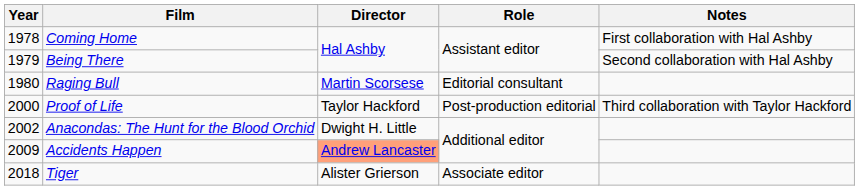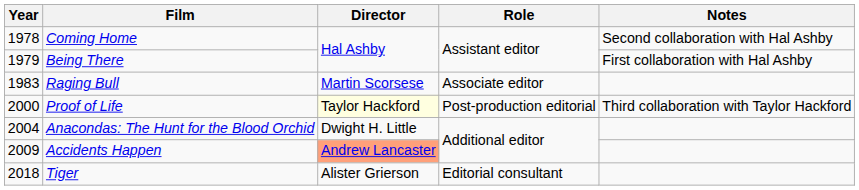(707, 38) First collaboration with Hal Ashby -> (718, 38) Second collaboration with Hal Ashby
(718, 60) Second collaboration with Hal Ashby -> (707, 60) First collaboration with Hal Ashby
(24, 83) 1980 -> (24, 83) 1983
(502, 83) Editorial consultant -> (493, 83) Associate editor
(370, 106) no background -> (370, 106) lightyellow background
(24, 128) 2002 -> (24, 128) 2004
(493, 173) Associate editor -> (502, 173) Editorial consultant
